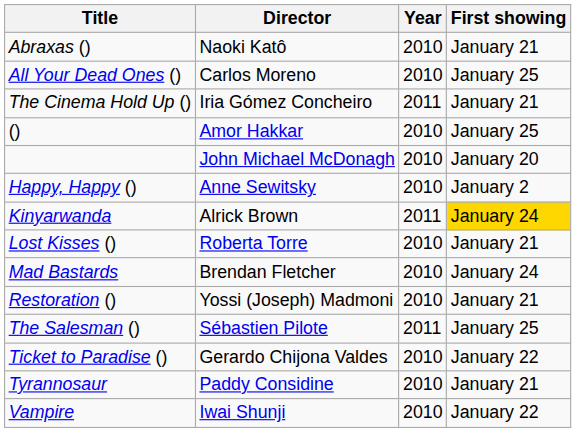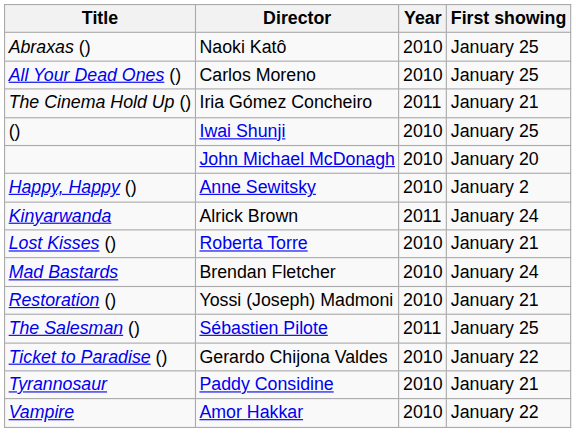(495, 46) January 21 -> (495, 46) January 25
(251, 131) Amor Hakkar -> (242, 131) Iwai Shunji
(495, 215) gold background -> (495, 215) no background
(242, 412) Iwai Shunji -> (251, 412) Amor Hakkar
